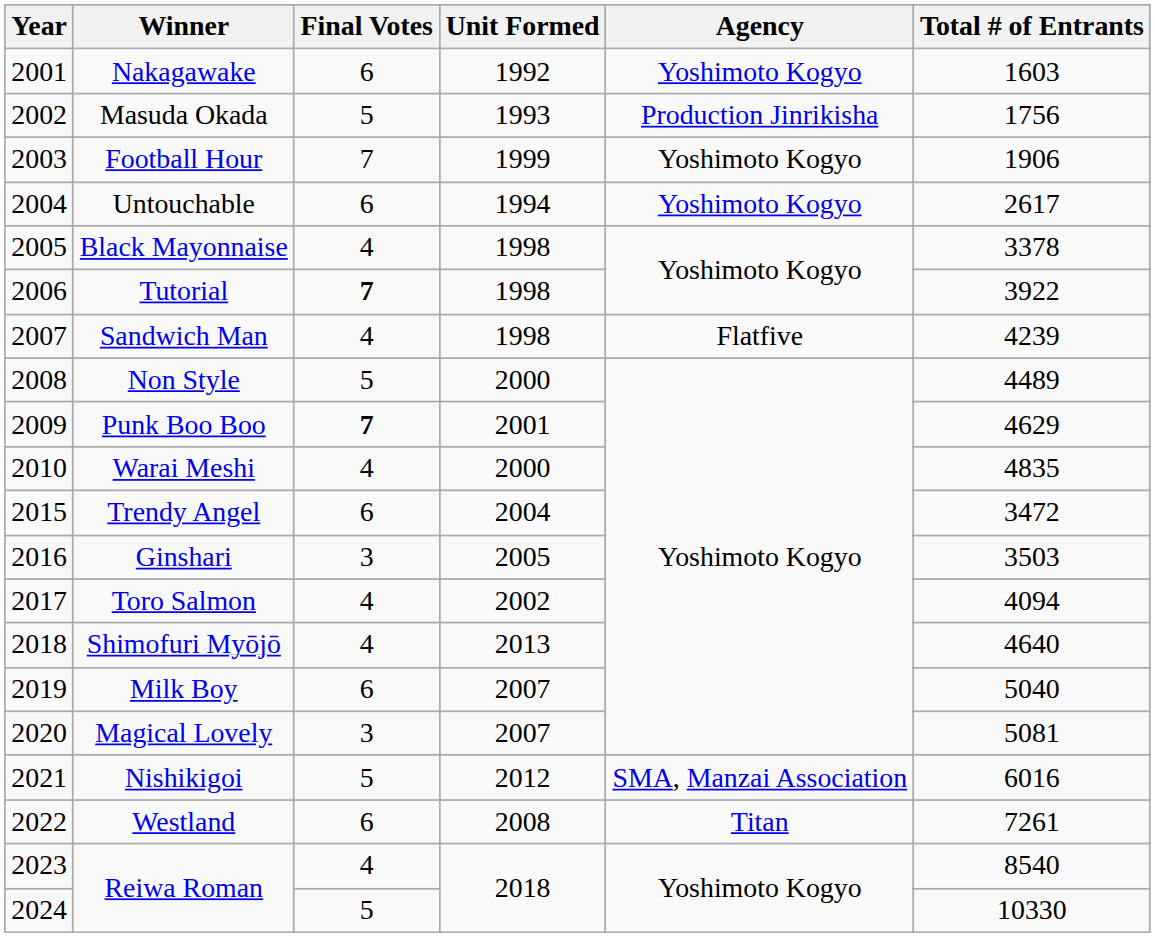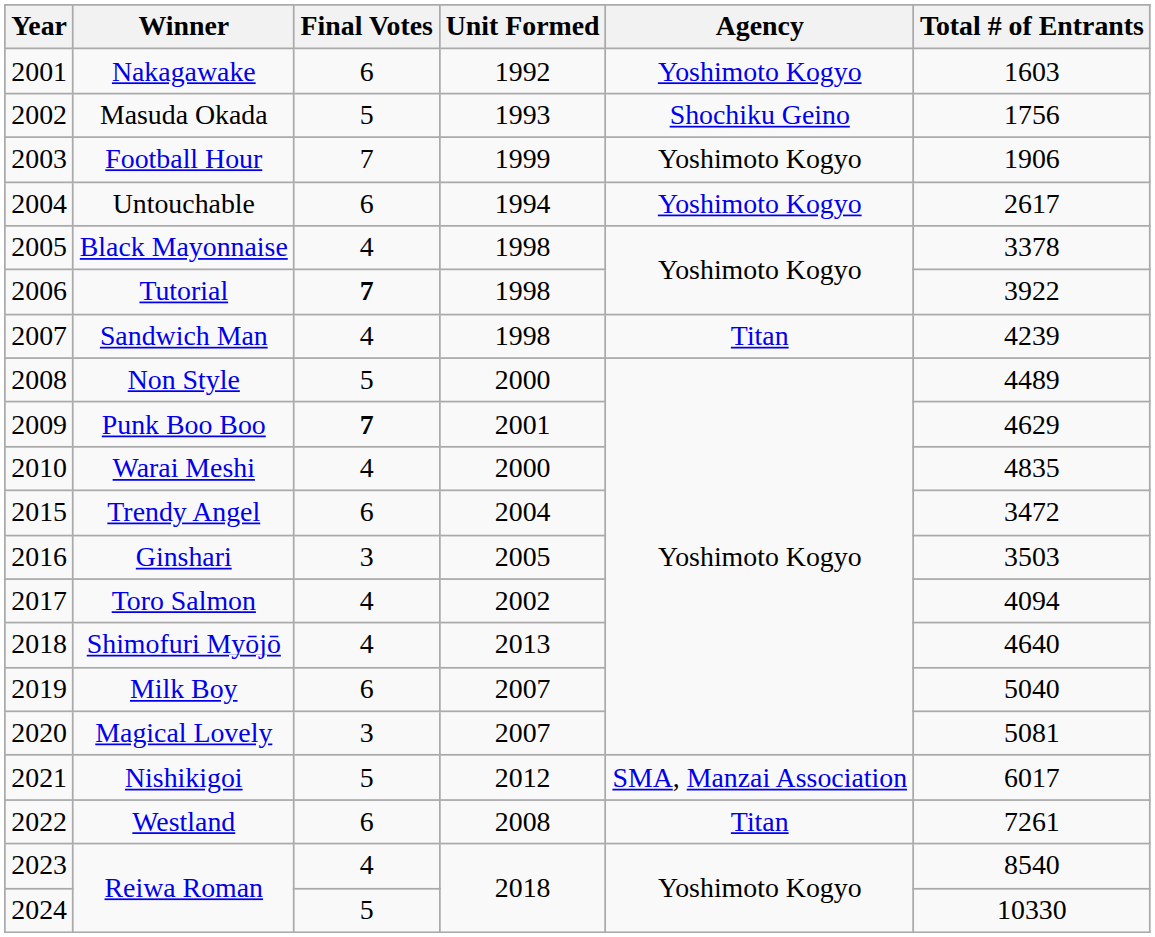(760, 114) Production Jinrikisha -> (760, 114) Shochiku Geino
(760, 335) Flatfive -> (760, 335) Titan
(1032, 777) 6016 -> (1032, 777) 6017
